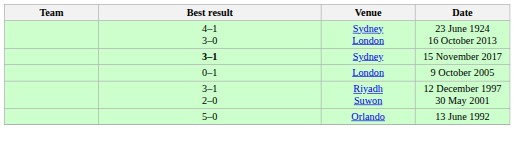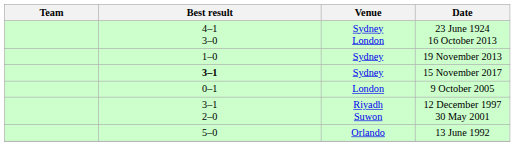+ row: (462, 56)
